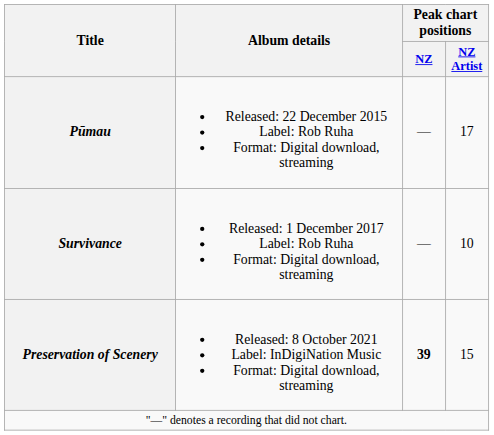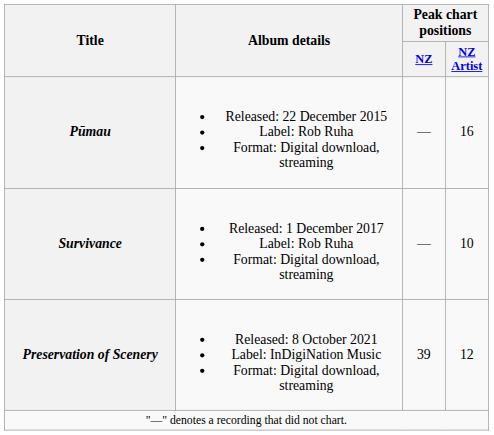(467, 132) 17 -> (467, 132) 16
(424, 355) bold -> (424, 355) normal
(467, 355) 15 -> (467, 355) 12
